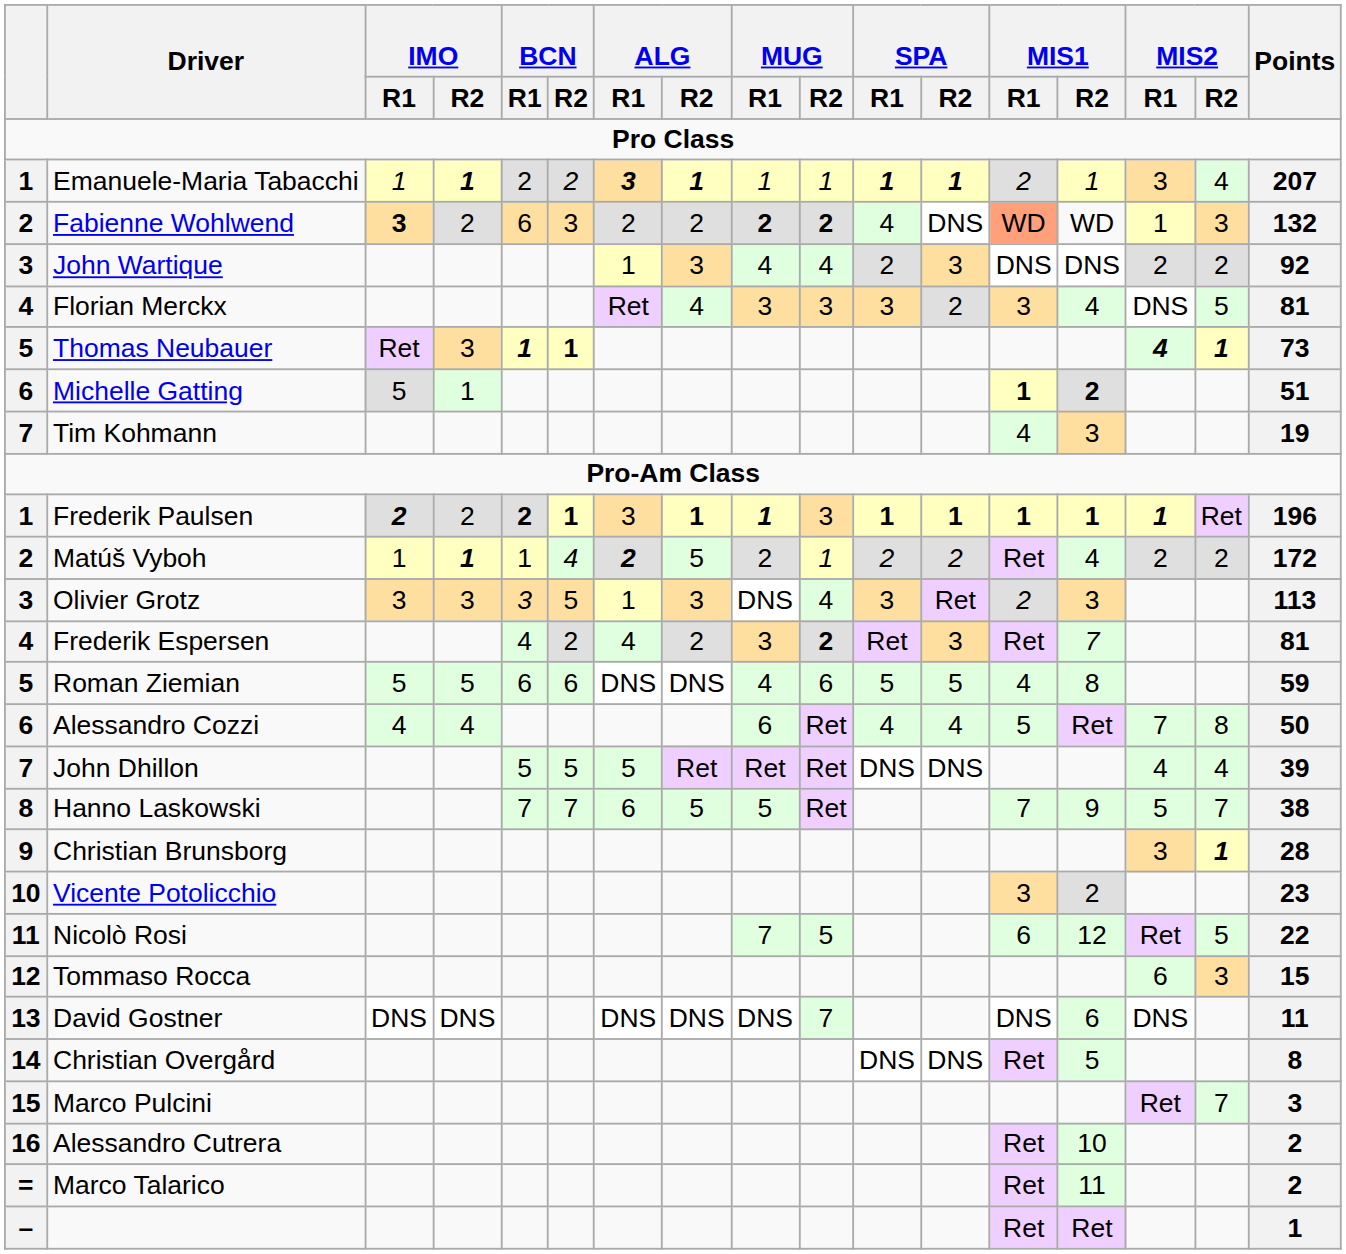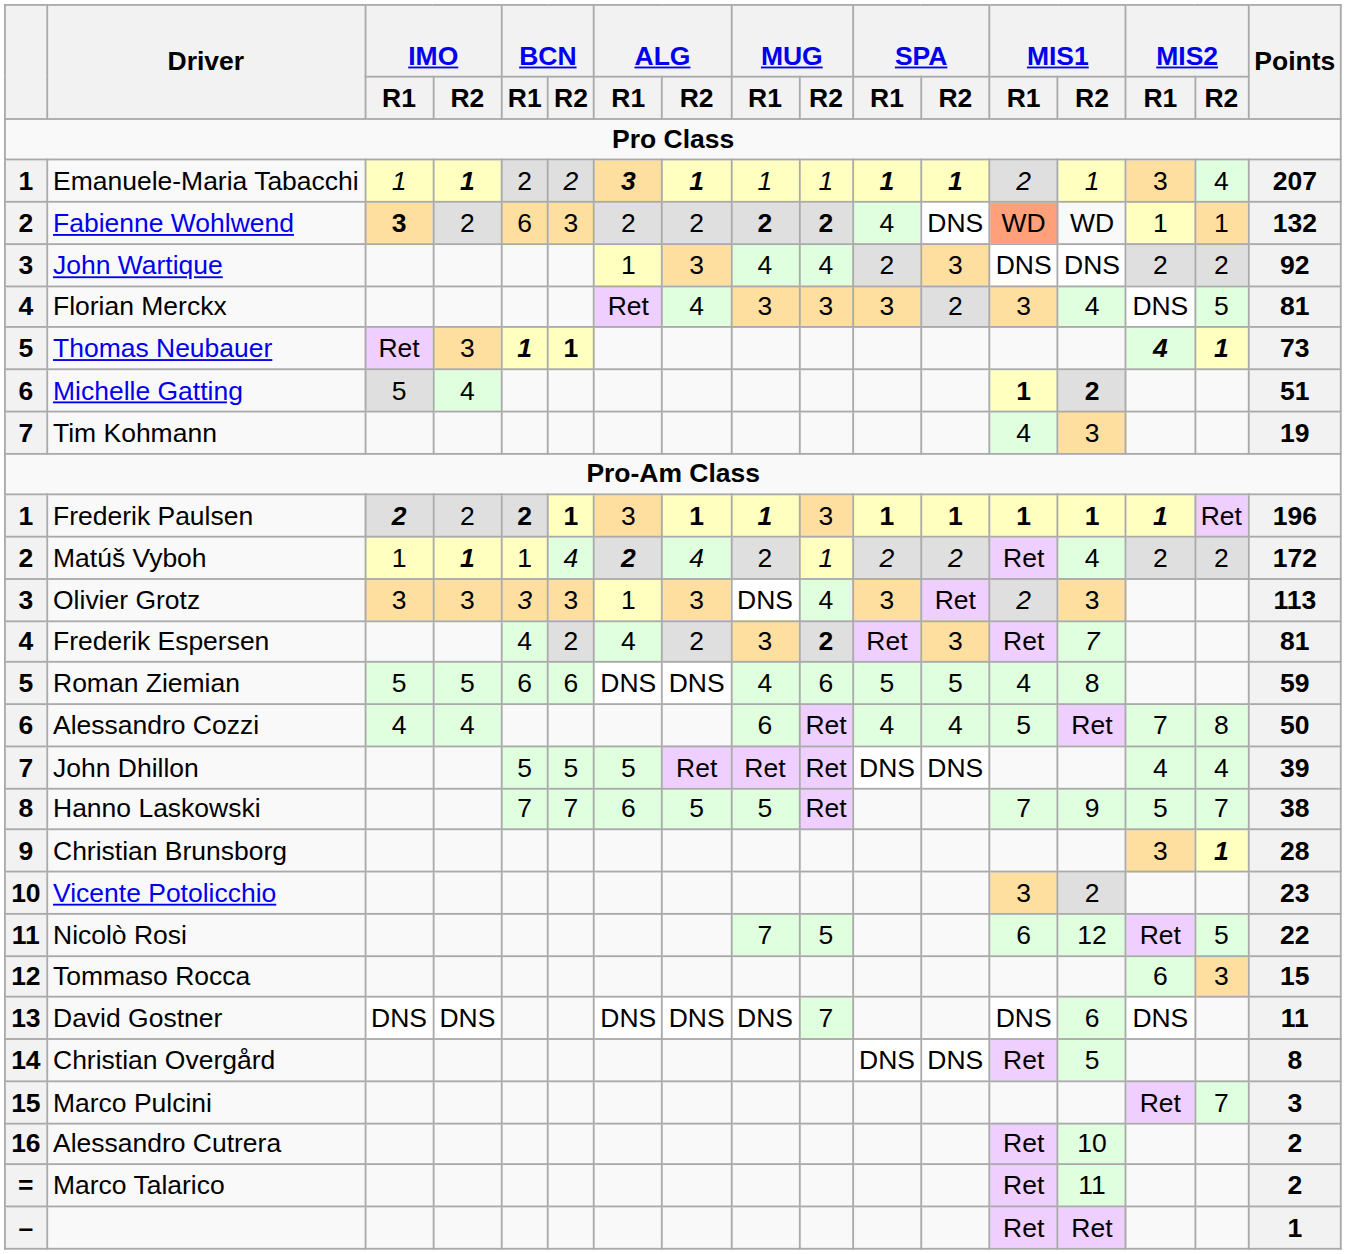(1221, 223) 3 -> (1221, 223) 1
(467, 391) 1 -> (467, 391) 4
(697, 558) 5 -> (697, 558) 4
(571, 600) 5 -> (571, 600) 3
